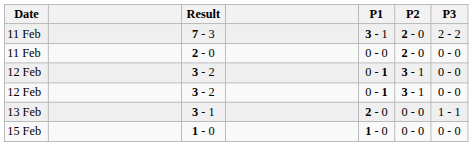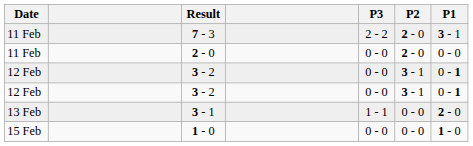columns swapped: (376, 14) <-> (449, 14)
